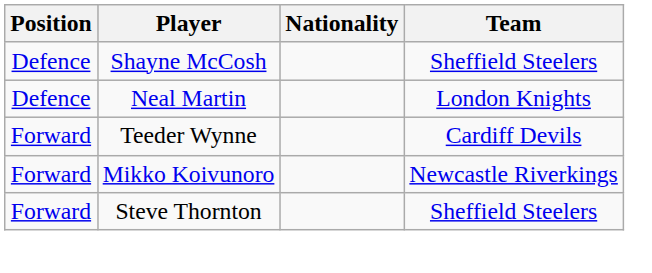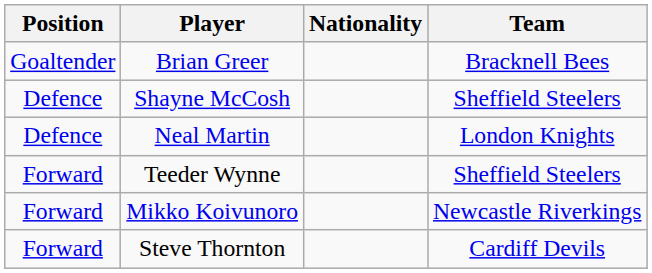+ row: (212, 60)
(514, 135) Cardiff Devils -> (537, 173) Sheffield Steelers
(514, 211) Sheffield Steelers -> (537, 248) Cardiff Devils
